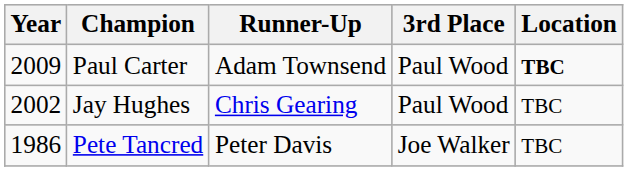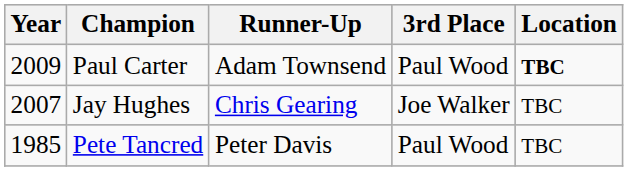(36, 104) 2002 -> (36, 104) 2007
(453, 104) Paul Wood -> (454, 104) Joe Walker
(36, 144) 1986 -> (36, 144) 1985
(454, 144) Joe Walker -> (453, 144) Paul Wood
